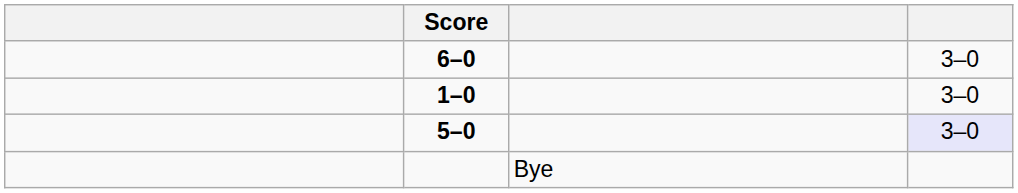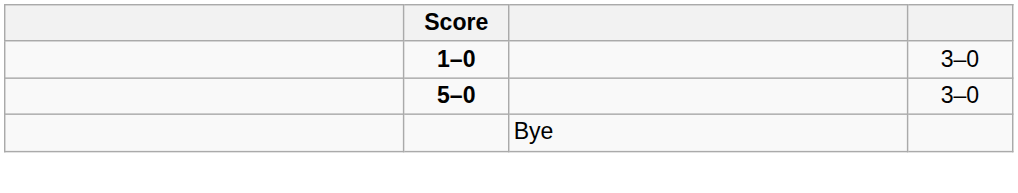- row: (456, 59)
(960, 132) lavender background -> (960, 95) no background
